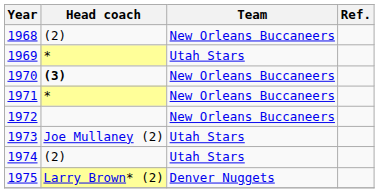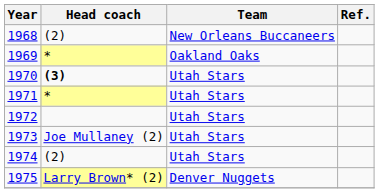(207, 55) Utah Stars -> (215, 55) Oakland Oaks
(252, 76) New Orleans Buccaneers -> (207, 76) Utah Stars
(252, 96) New Orleans Buccaneers -> (207, 96) Utah Stars
(252, 116) New Orleans Buccaneers -> (207, 116) Utah Stars
